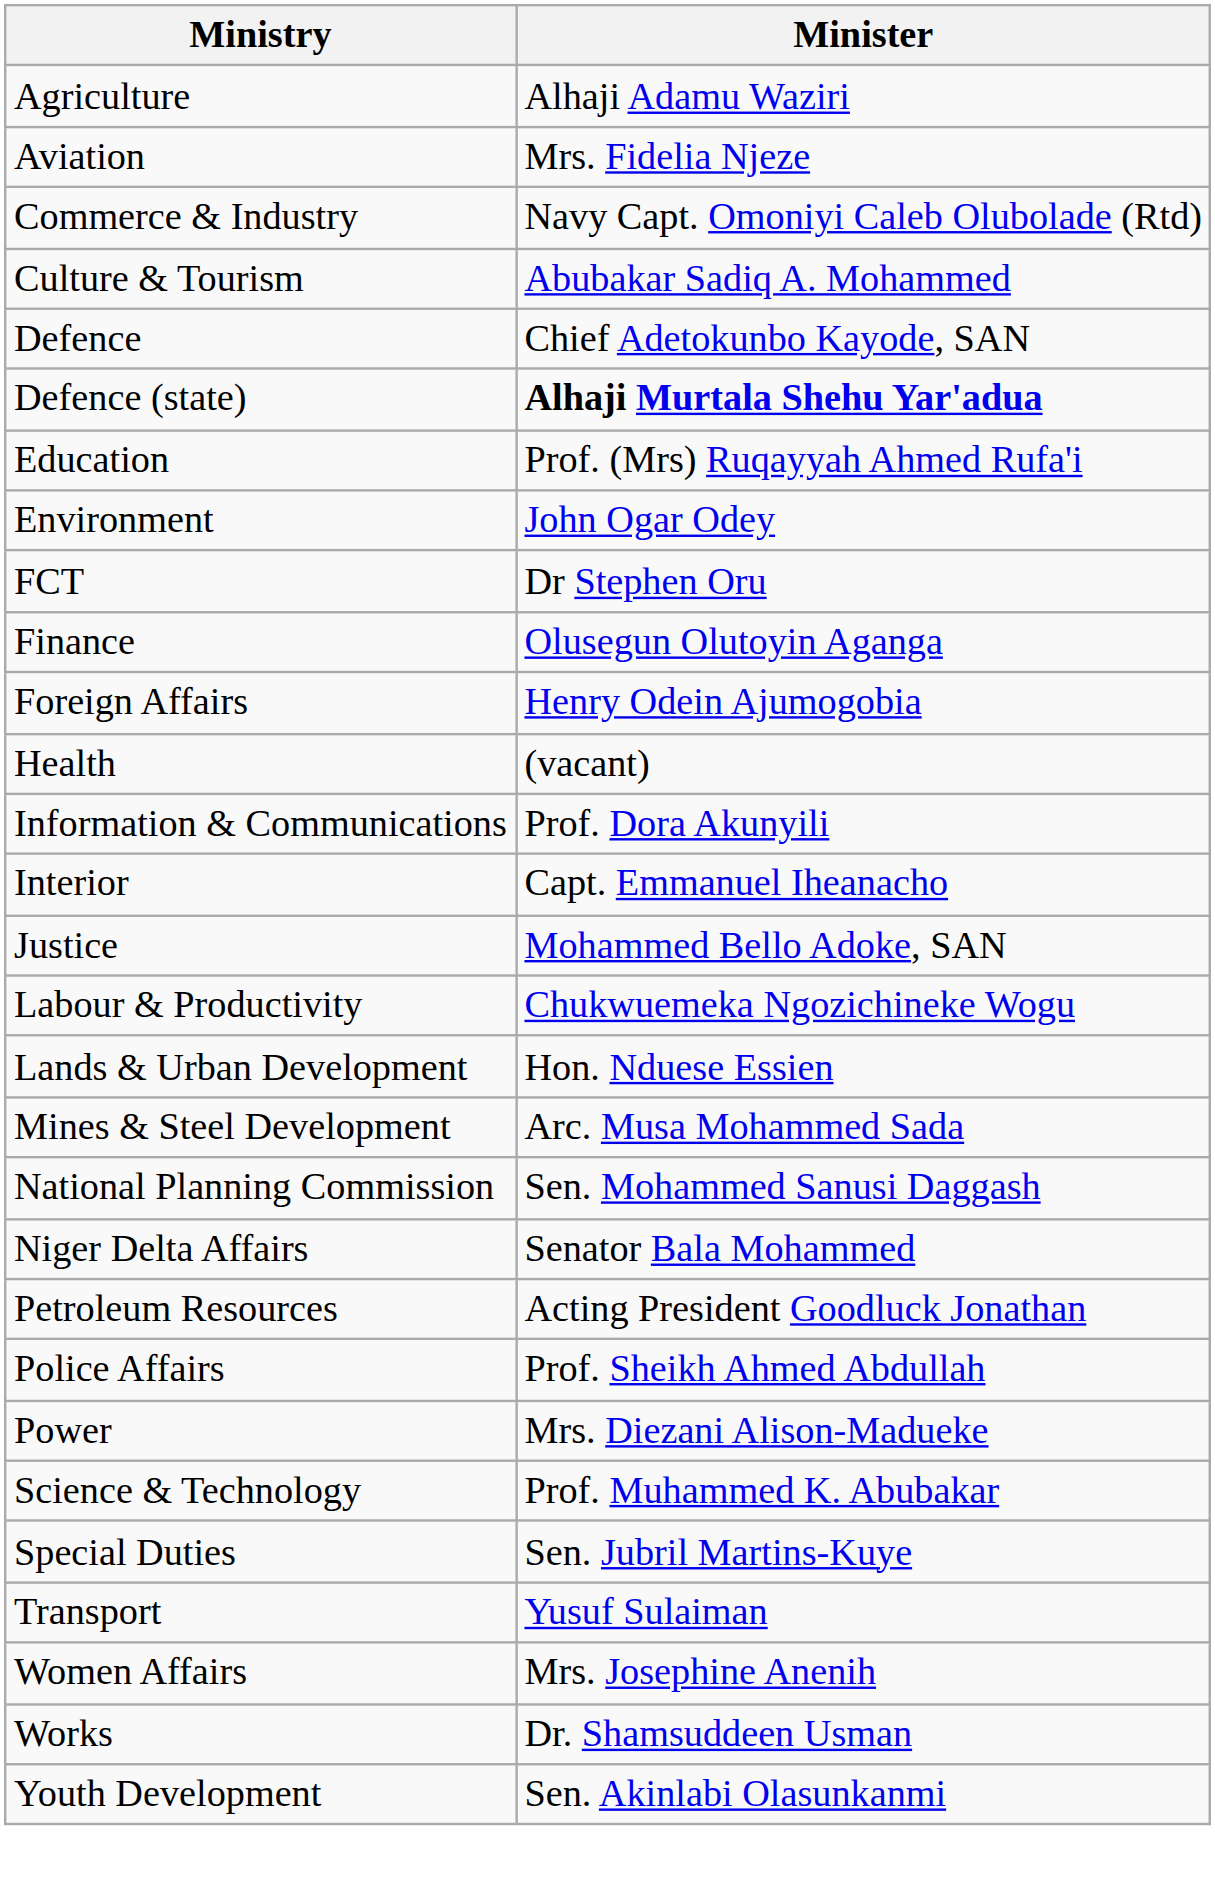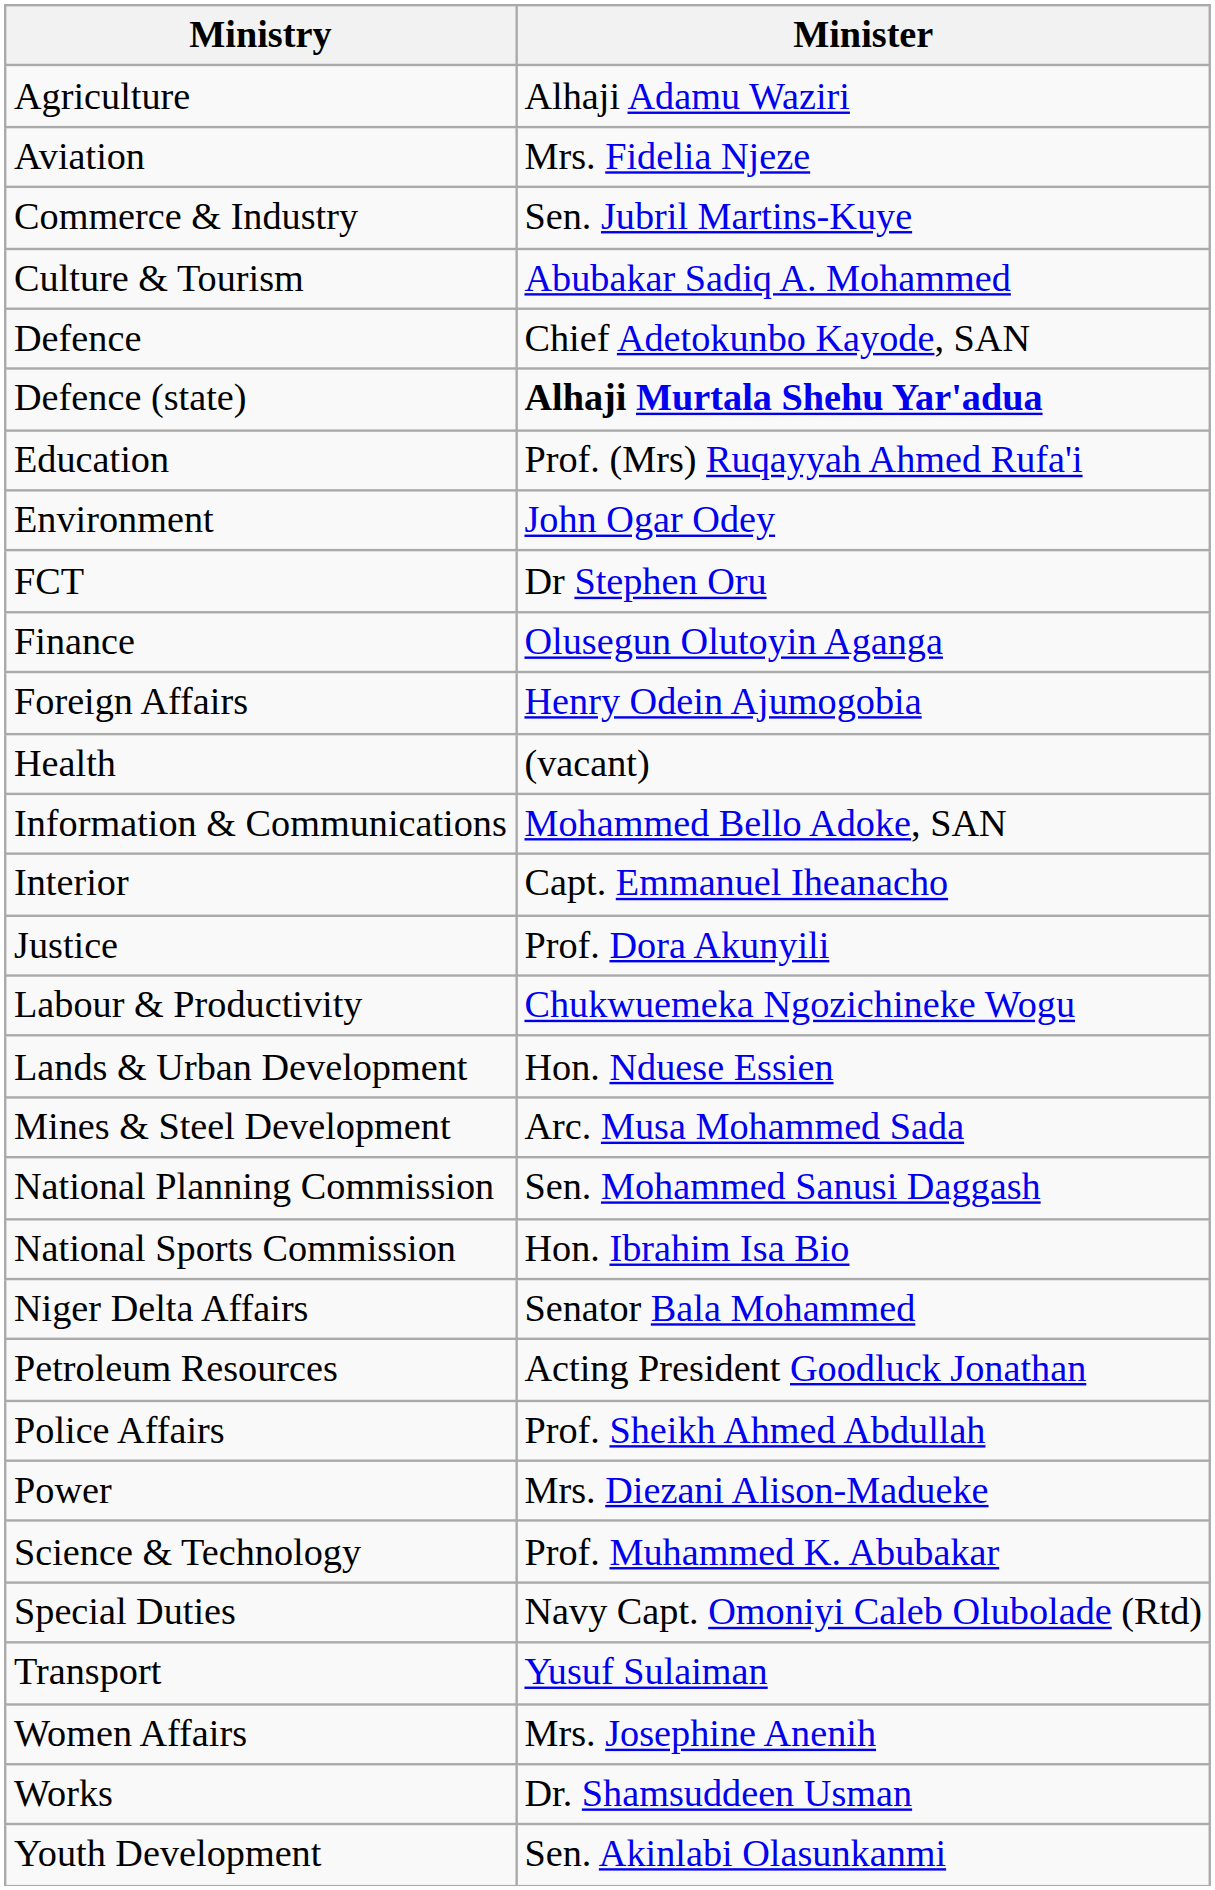(863, 216) Navy Capt. Omoniyi Caleb Olubolade (Rtd) -> (718, 216) Sen. Jubril Martins-Kuye
(677, 823) Prof. Dora Akunyili -> (766, 823) Mohammed Bello Adoke, SAN
(766, 944) Mohammed Bello Adoke, SAN -> (677, 944) Prof. Dora Akunyili
+ row: (235, 1247)
(718, 1550) Sen. Jubril Martins-Kuye -> (863, 1611) Navy Capt. Omoniyi Caleb Olubolade (Rtd)
